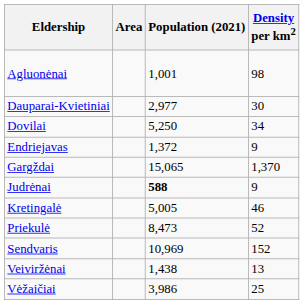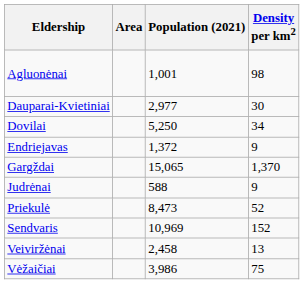(158, 187) bold -> (158, 187) normal
- row: (34, 207)
(163, 268) 1,438 -> (163, 248) 2,458
(258, 289) 25 -> (258, 268) 75
